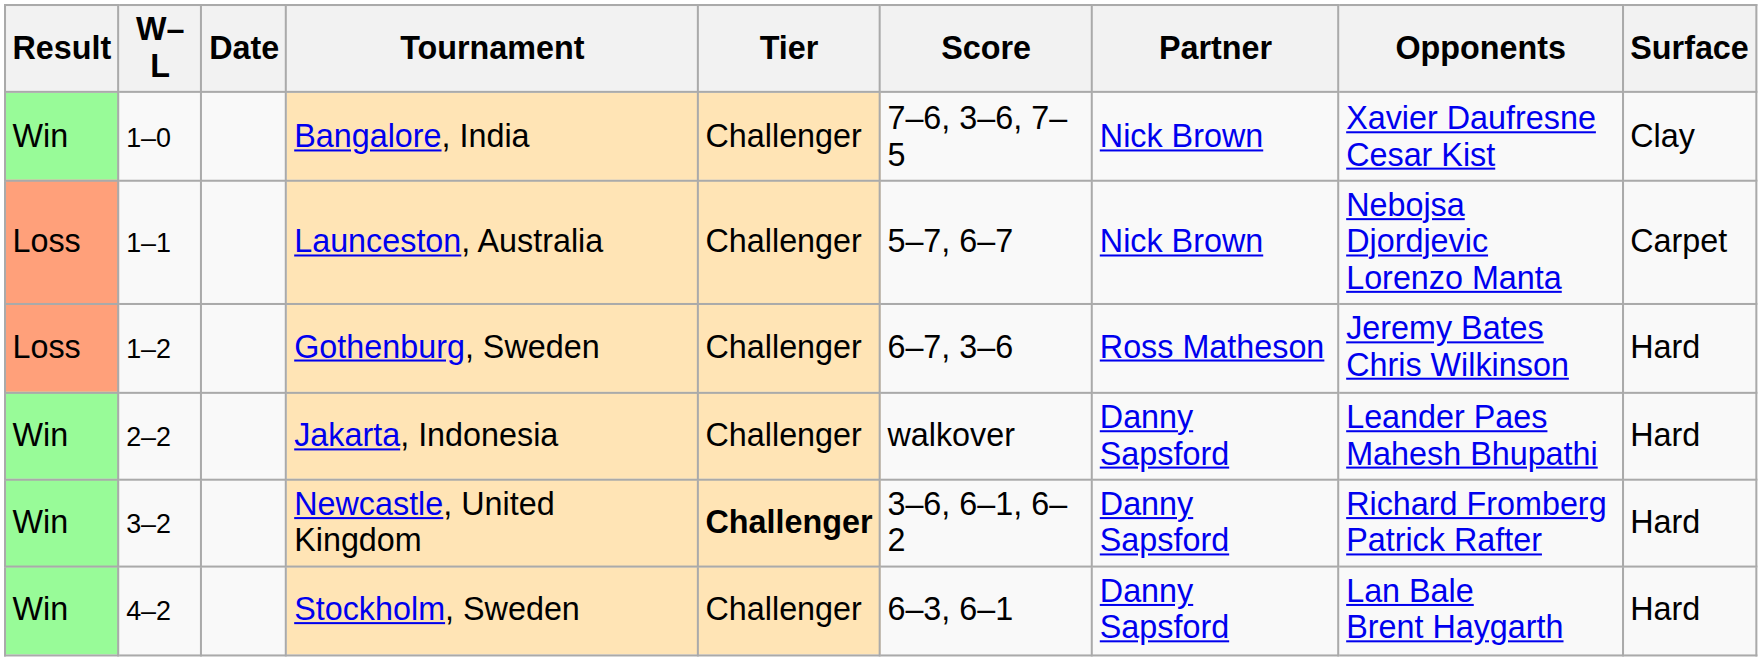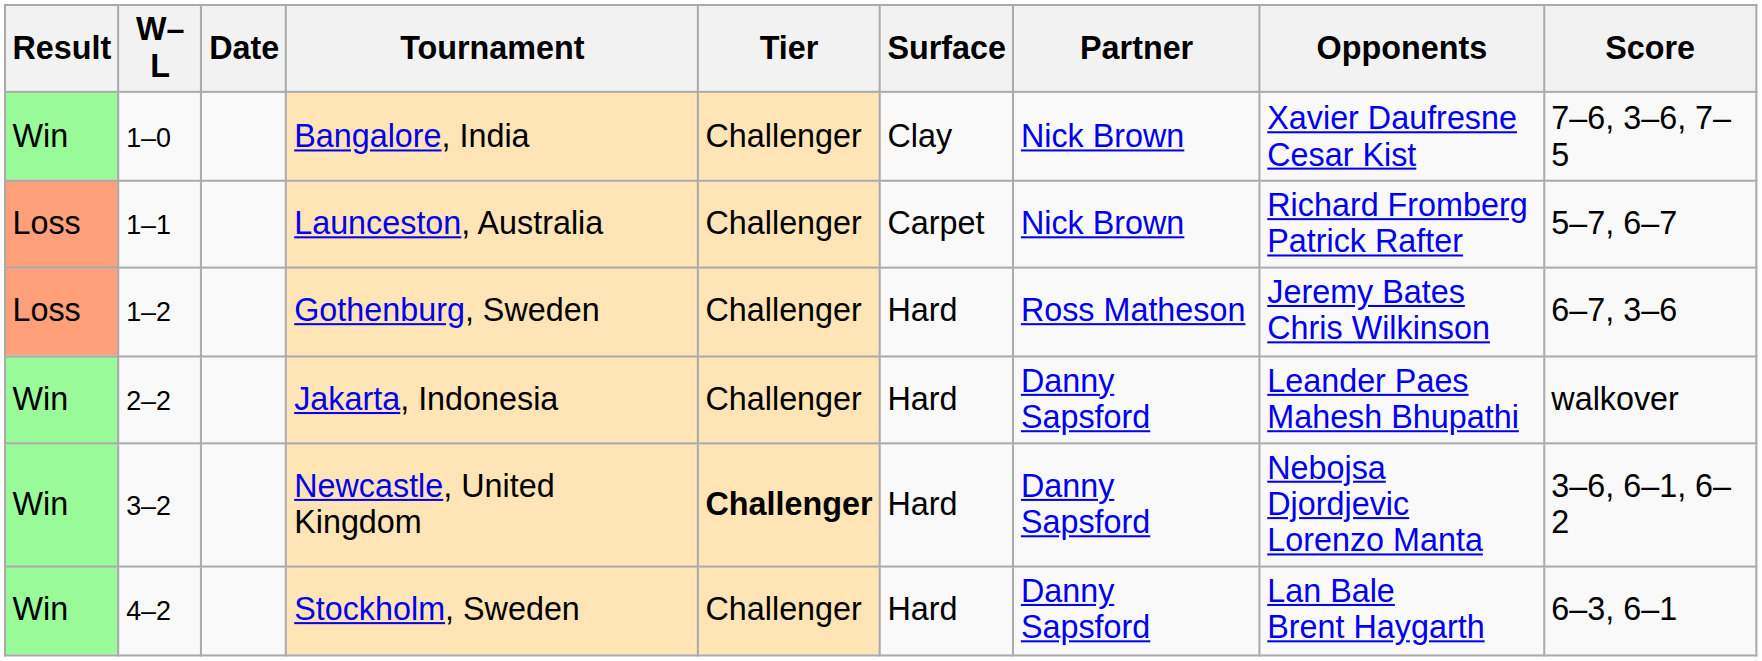columns swapped: (1690, 48) <-> (986, 48)
(1454, 241) Nebojsa Djordjevic Lorenzo Manta -> (1397, 223) Richard Fromberg Patrick Rafter
(1476, 522) Richard Fromberg Patrick Rafter -> (1375, 504) Nebojsa Djordjevic Lorenzo Manta
